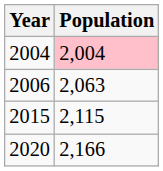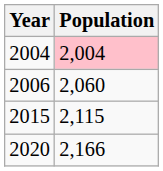(82, 85) 2,063 -> (82, 85) 2,060
